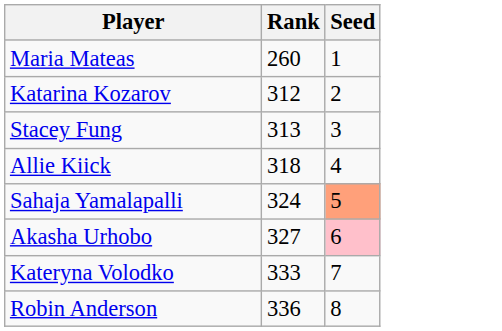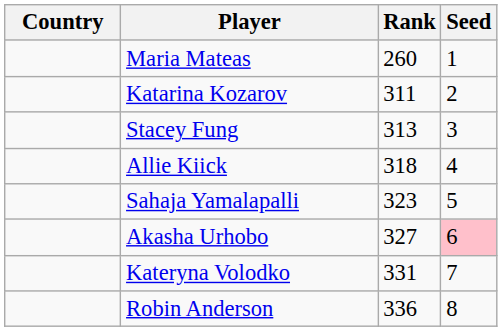+ column: (63, 22)
(284, 93) 312 -> (400, 93) 311
(284, 201) 324 -> (400, 201) 323
(336, 201) lightsalmon background -> (452, 201) no background
(284, 272) 333 -> (400, 272) 331
